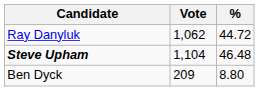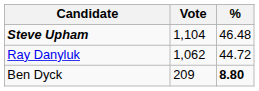rows swapped: (48, 55) <-> (44, 34)
(232, 75) normal -> (232, 75) bold
